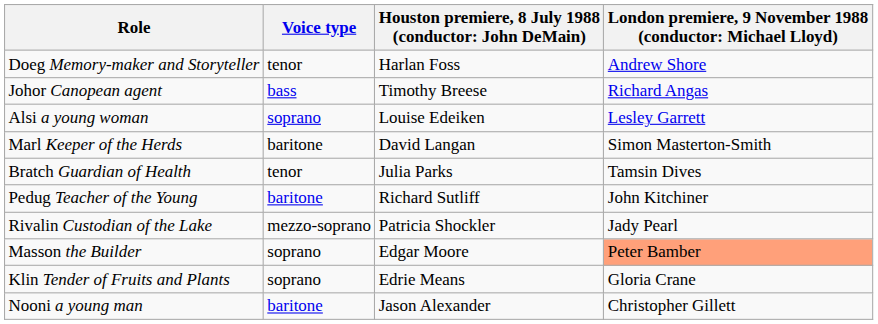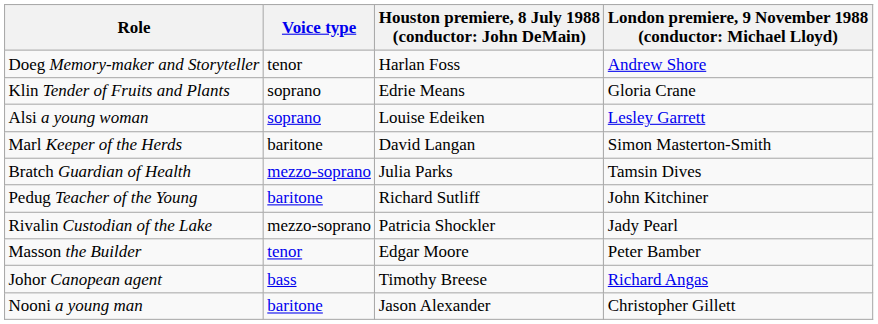rows swapped: (85, 90) <-> (119, 279)
(285, 171) tenor -> (319, 171) mezzo-soprano
(294, 252) soprano -> (285, 252) tenor
(654, 252) lightsalmon background -> (654, 252) no background
